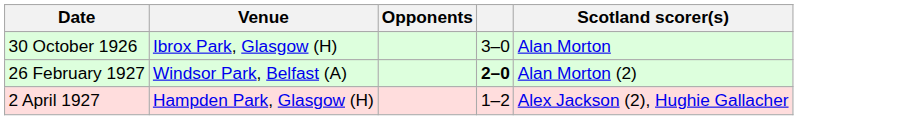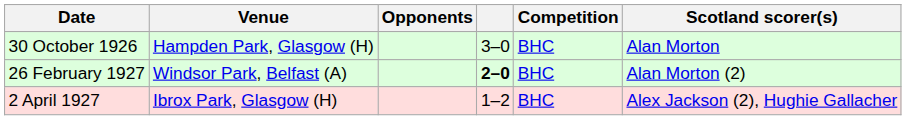+ column: (568, 18)
(245, 45) Ibrox Park, Glasgow (H) -> (263, 45) Hampden Park, Glasgow (H)
(263, 100) Hampden Park, Glasgow (H) -> (245, 100) Ibrox Park, Glasgow (H)
